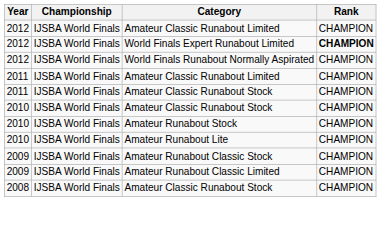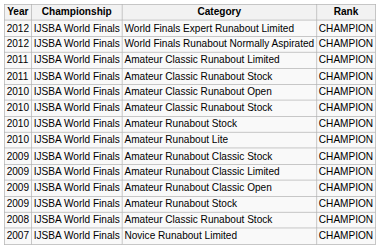- row: (18, 28)
(346, 44) bold -> (346, 28) normal
+ row: (18, 92)
+ row: (18, 188)
+ row: (18, 204)
+ row: (18, 236)
